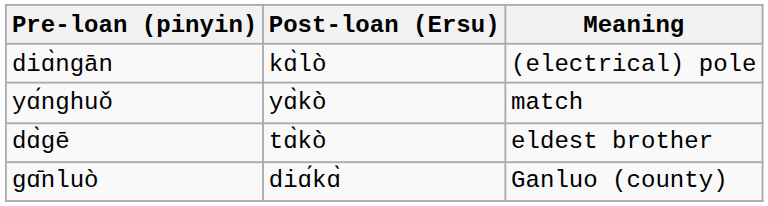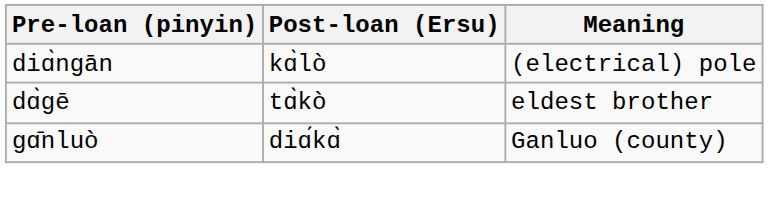- row: (62, 103)
